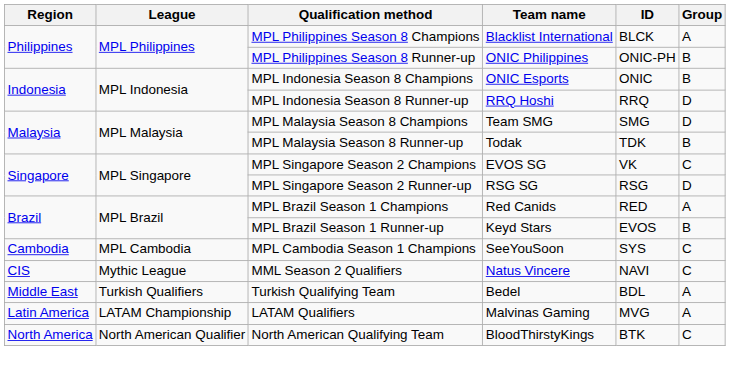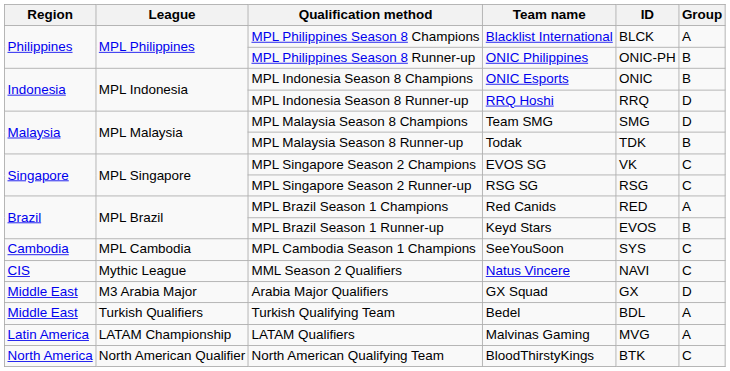(687, 185) D -> (687, 185) C
+ row: (320, 292)
